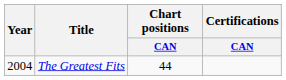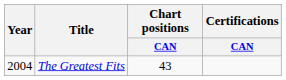(165, 65) 44 -> (165, 65) 43
